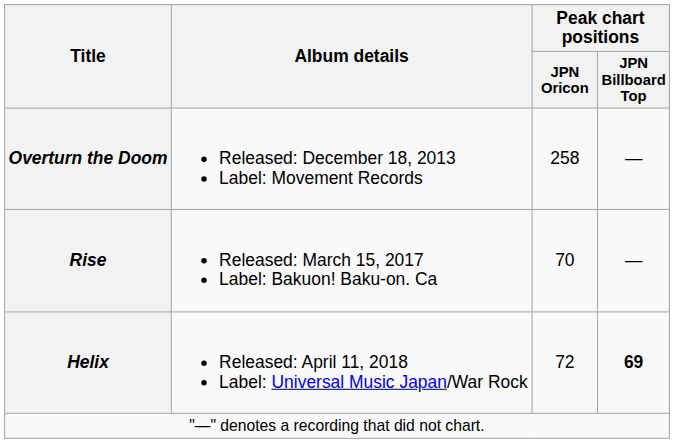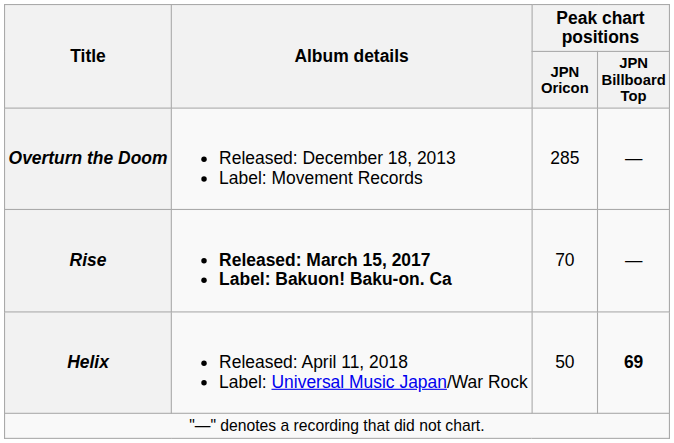(565, 158) 258 -> (565, 158) 285
(352, 270) normal -> (352, 270) bold
(565, 362) 72 -> (565, 362) 50
